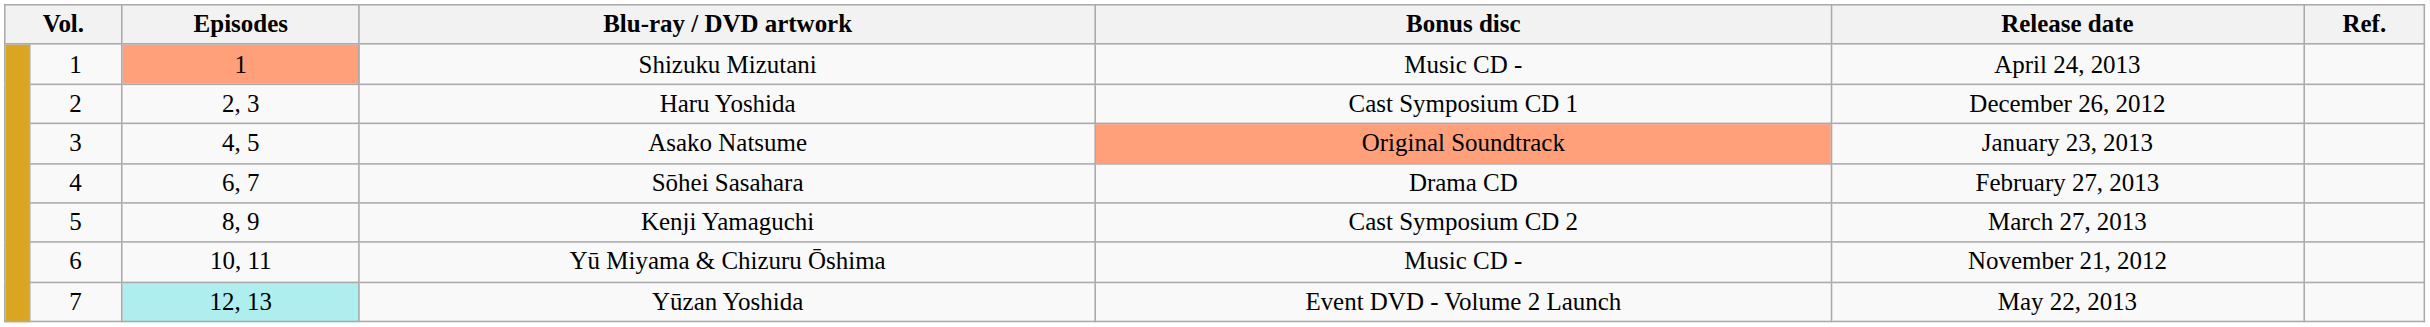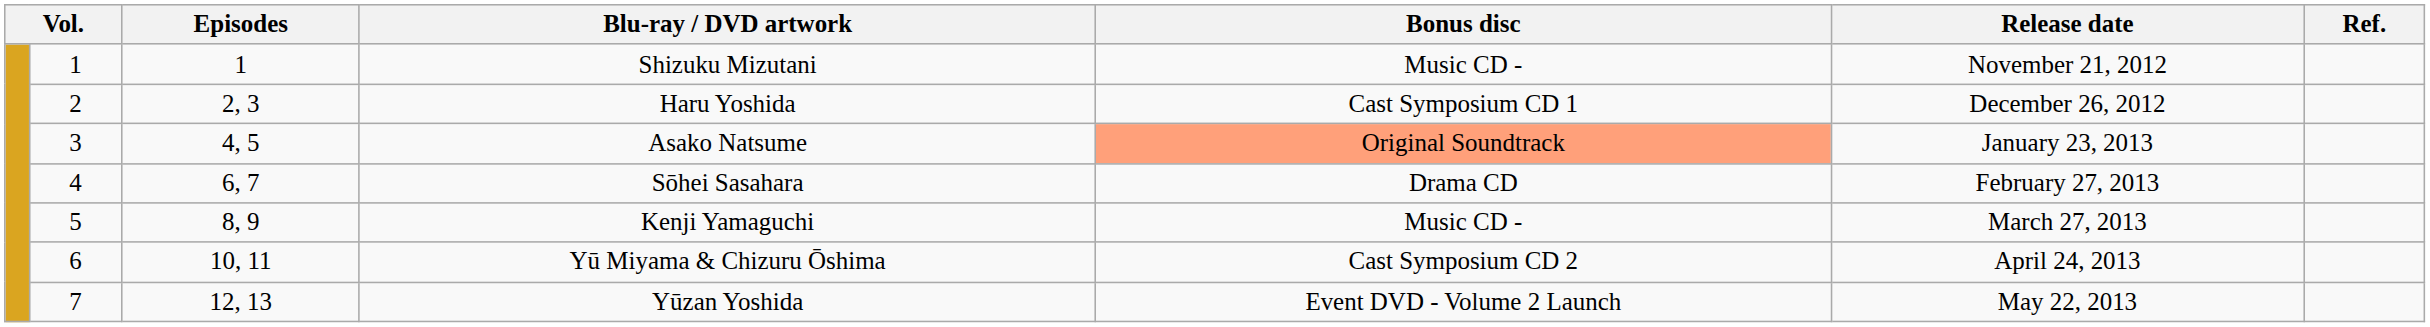(241, 63) lightsalmon background -> (241, 63) no background
(2067, 63) April 24, 2013 -> (2067, 63) November 21, 2012
(1463, 222) Cast Symposium CD 2 -> (1463, 222) Music CD -
(1463, 261) Music CD - -> (1463, 261) Cast Symposium CD 2
(2067, 261) November 21, 2012 -> (2067, 261) April 24, 2013
(241, 301) paleturquoise background -> (241, 301) no background
